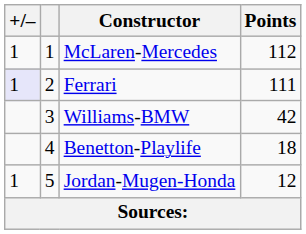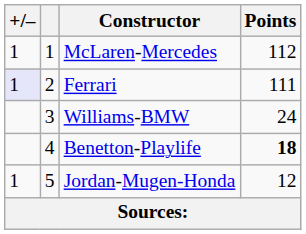(287, 116) 42 -> (287, 116) 24
(287, 148) normal -> (287, 148) bold
